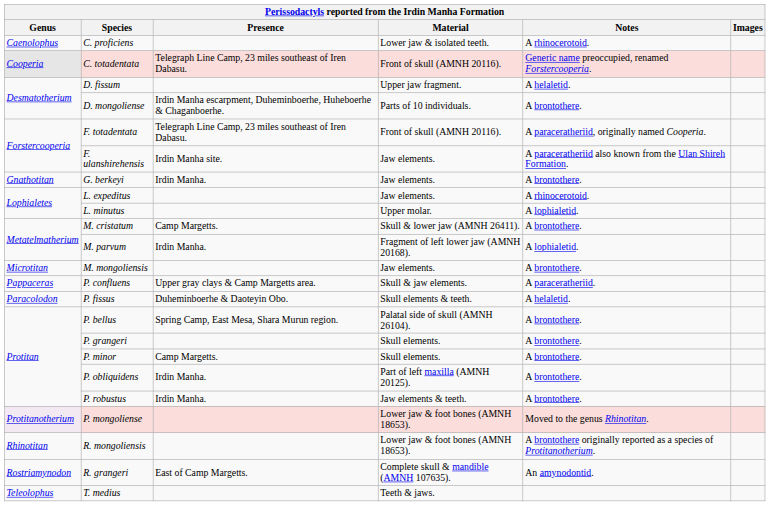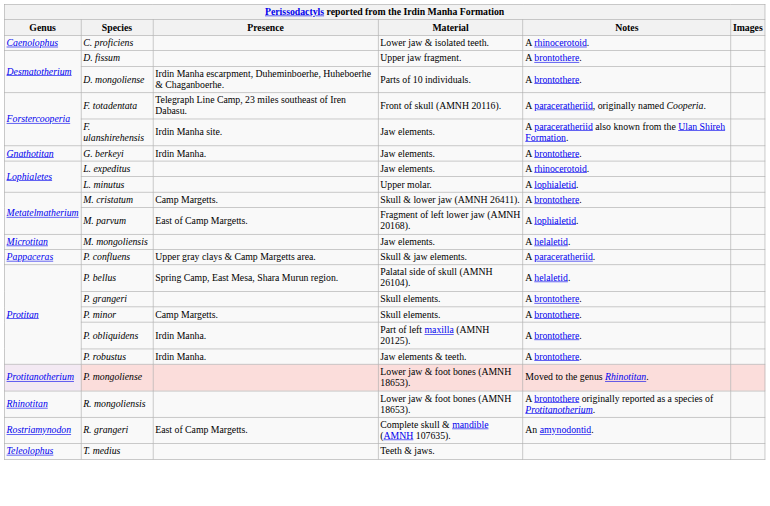- row: (111, 64)
(548, 85) A helaletid. -> (554, 58) A brontothere.
(181, 247) Irdin Manha. -> (202, 220) East of Camp Margetts.
(554, 268) A brontothere. -> (548, 241) A helaletid.
- row: (99, 299)
(554, 320) A brontothere. -> (548, 278) A helaletid.
